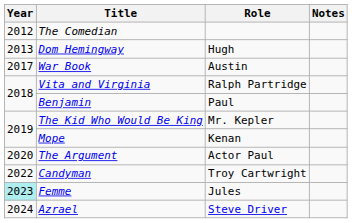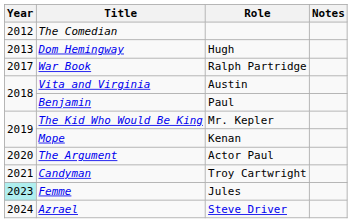(228, 67) Austin -> (257, 67) Ralph Partridge
(257, 85) Ralph Partridge -> (228, 85) Austin
(20, 173) 2022 -> (20, 173) 2021
